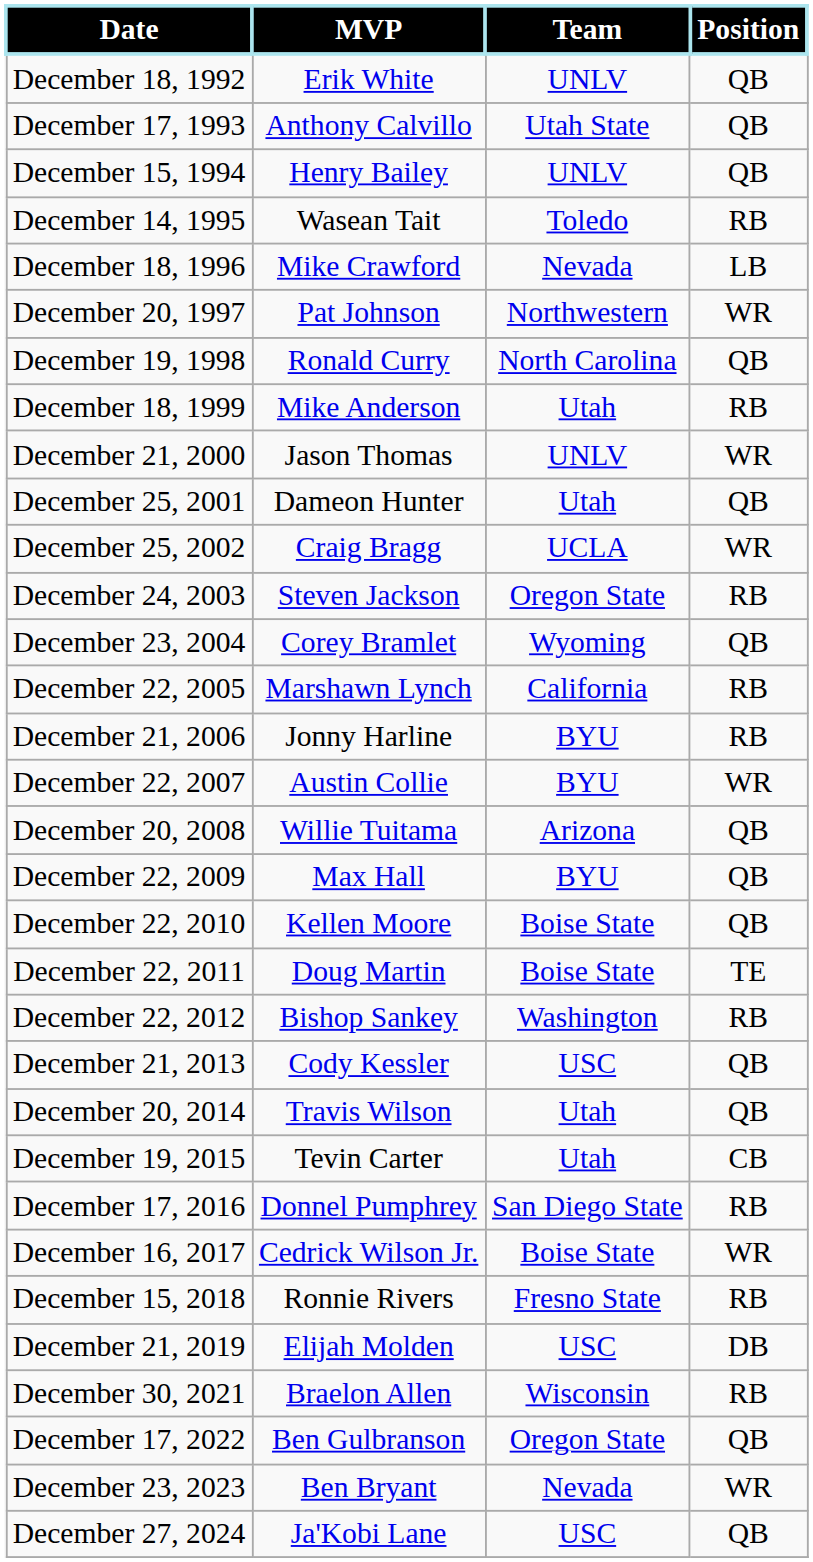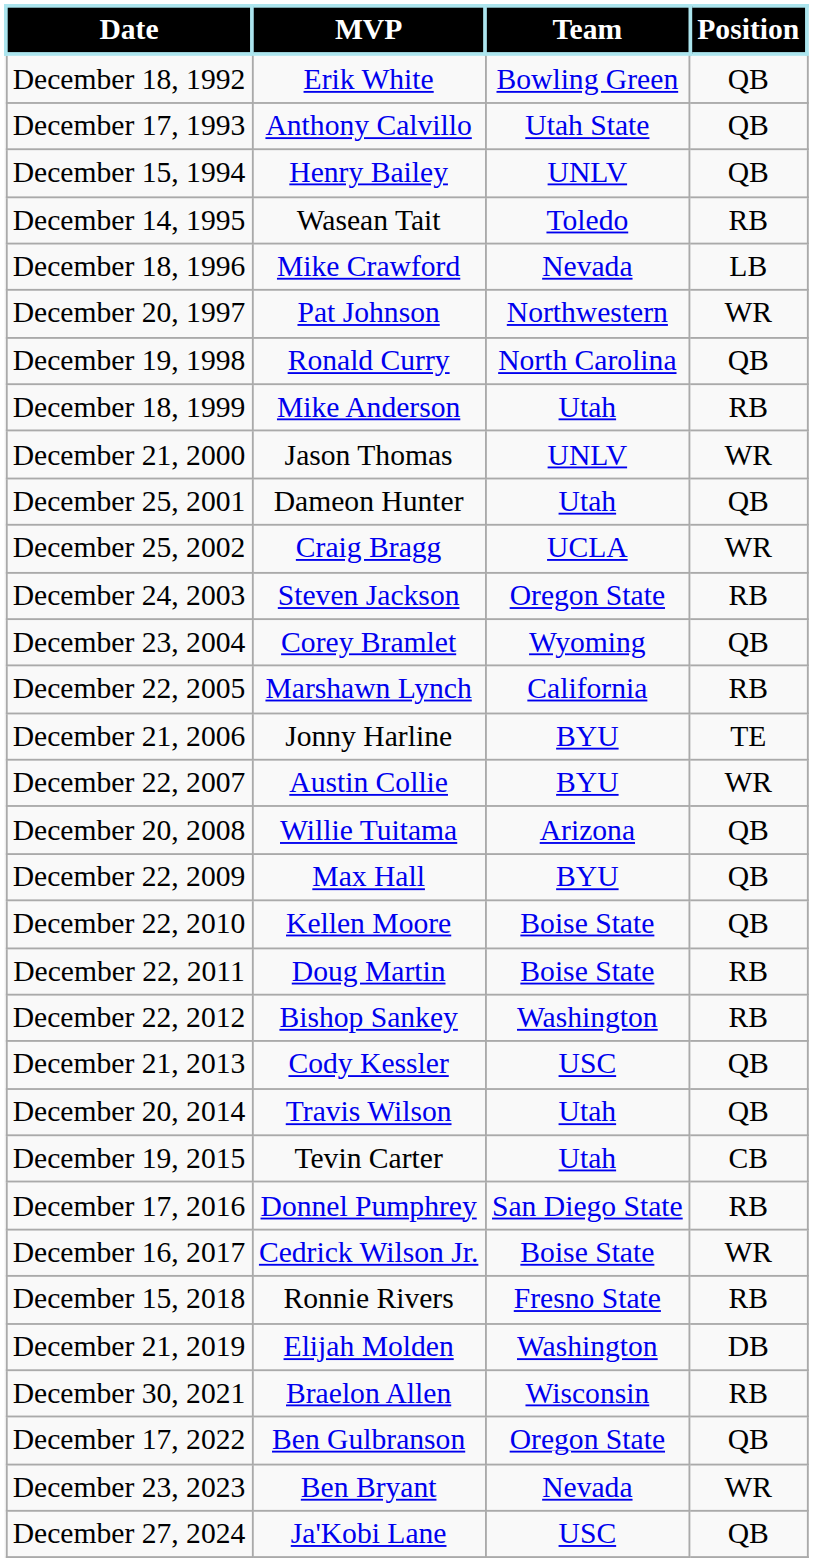(587, 78) UNLV -> (587, 78) Bowling Green
(748, 735) RB -> (748, 735) TE
(748, 970) TE -> (748, 970) RB
(587, 1346) USC -> (587, 1346) Washington
